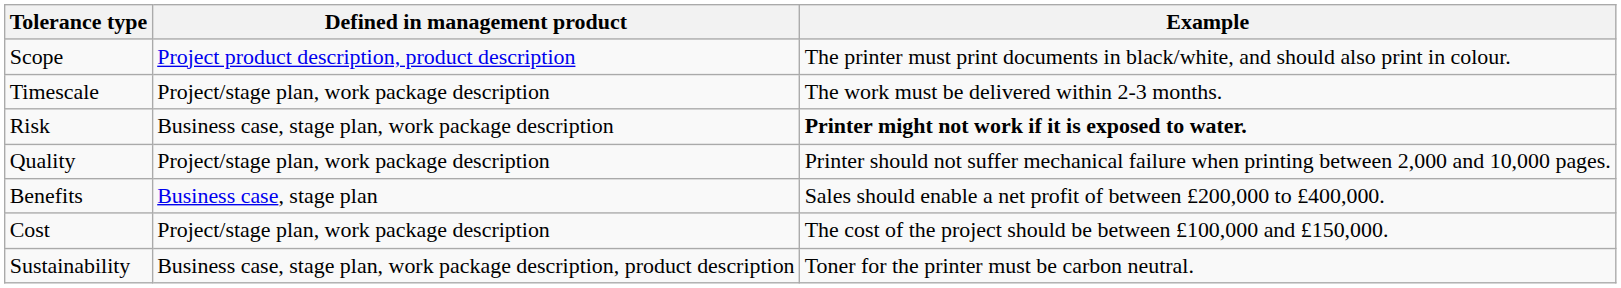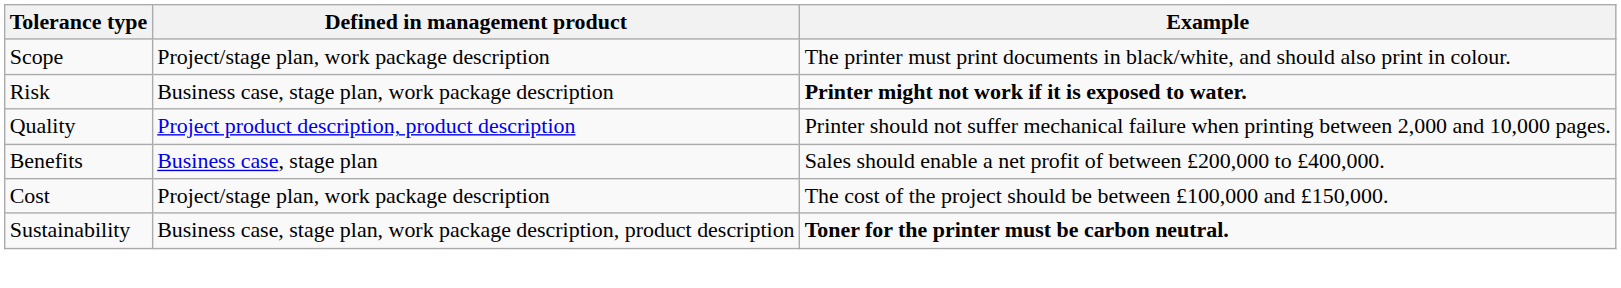(366, 56) Project product description, product description -> (354, 56) Project/stage plan, work package description
- row: (54, 91)
(354, 160) Project/stage plan, work package description -> (366, 126) Project product description, product description
(999, 265) normal -> (1017, 230) bold
